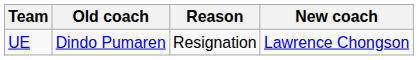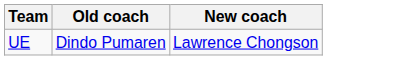- column: (215, 17)
